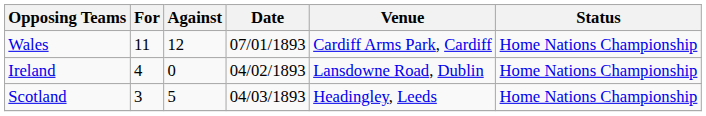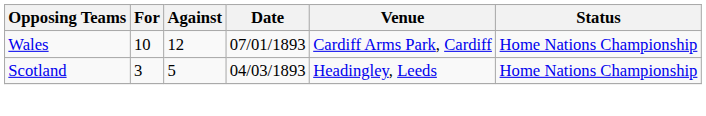(142, 44) 11 -> (142, 44) 10
- row: (32, 70)
